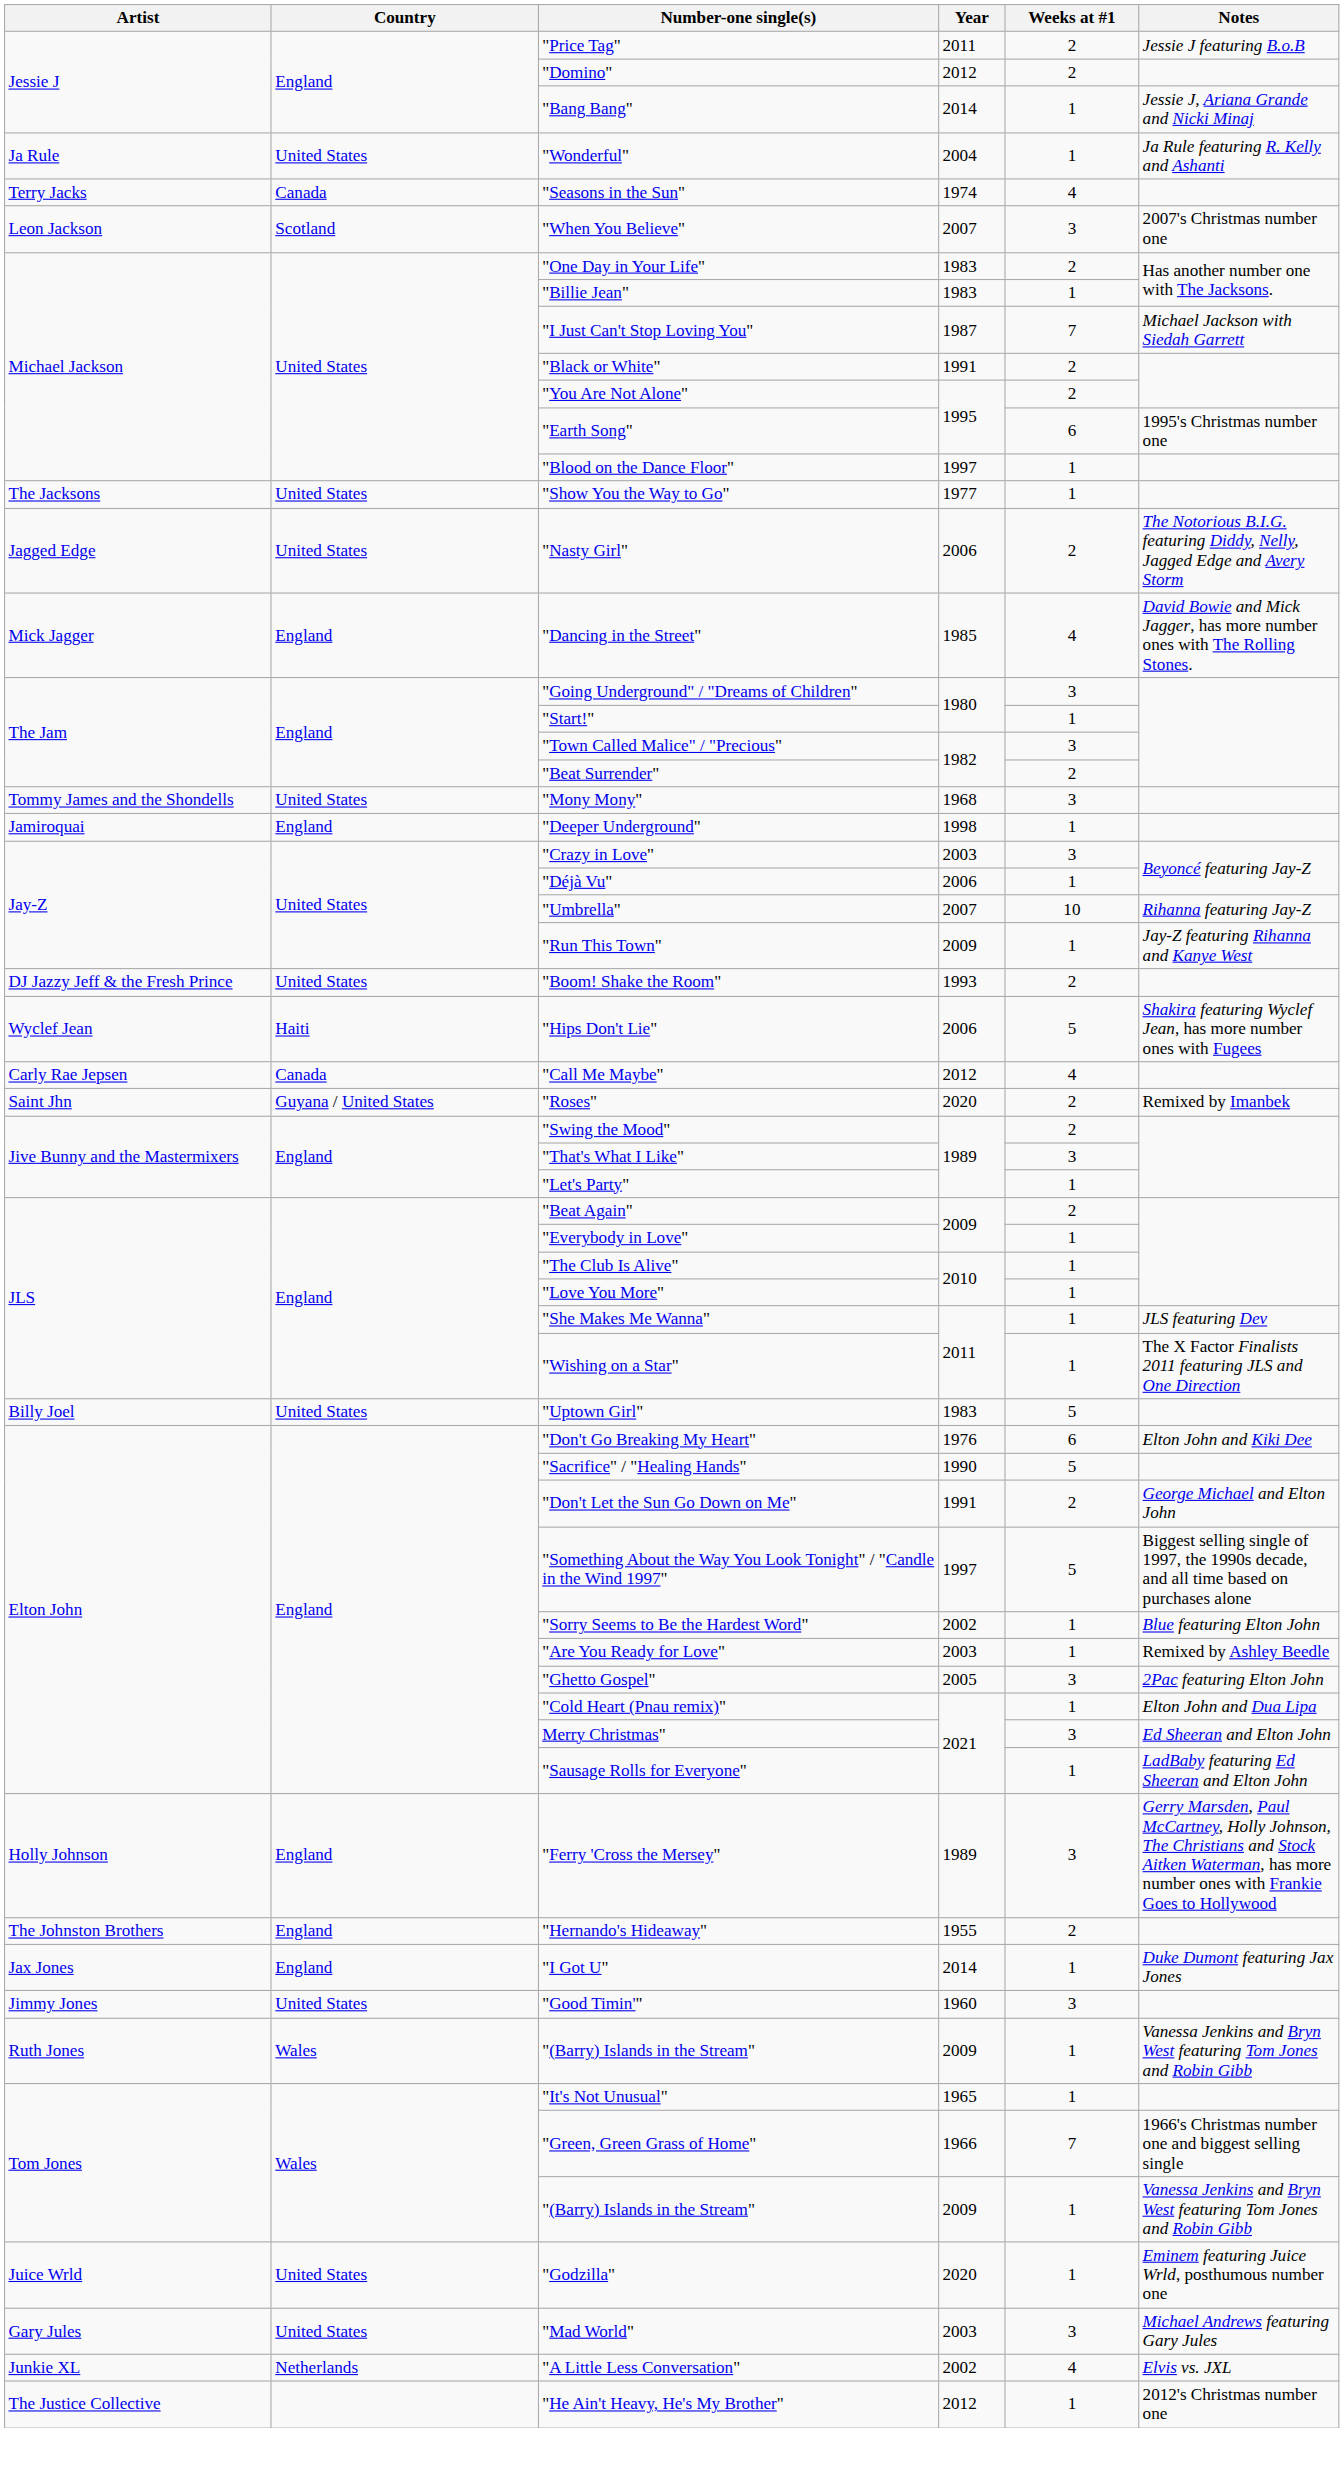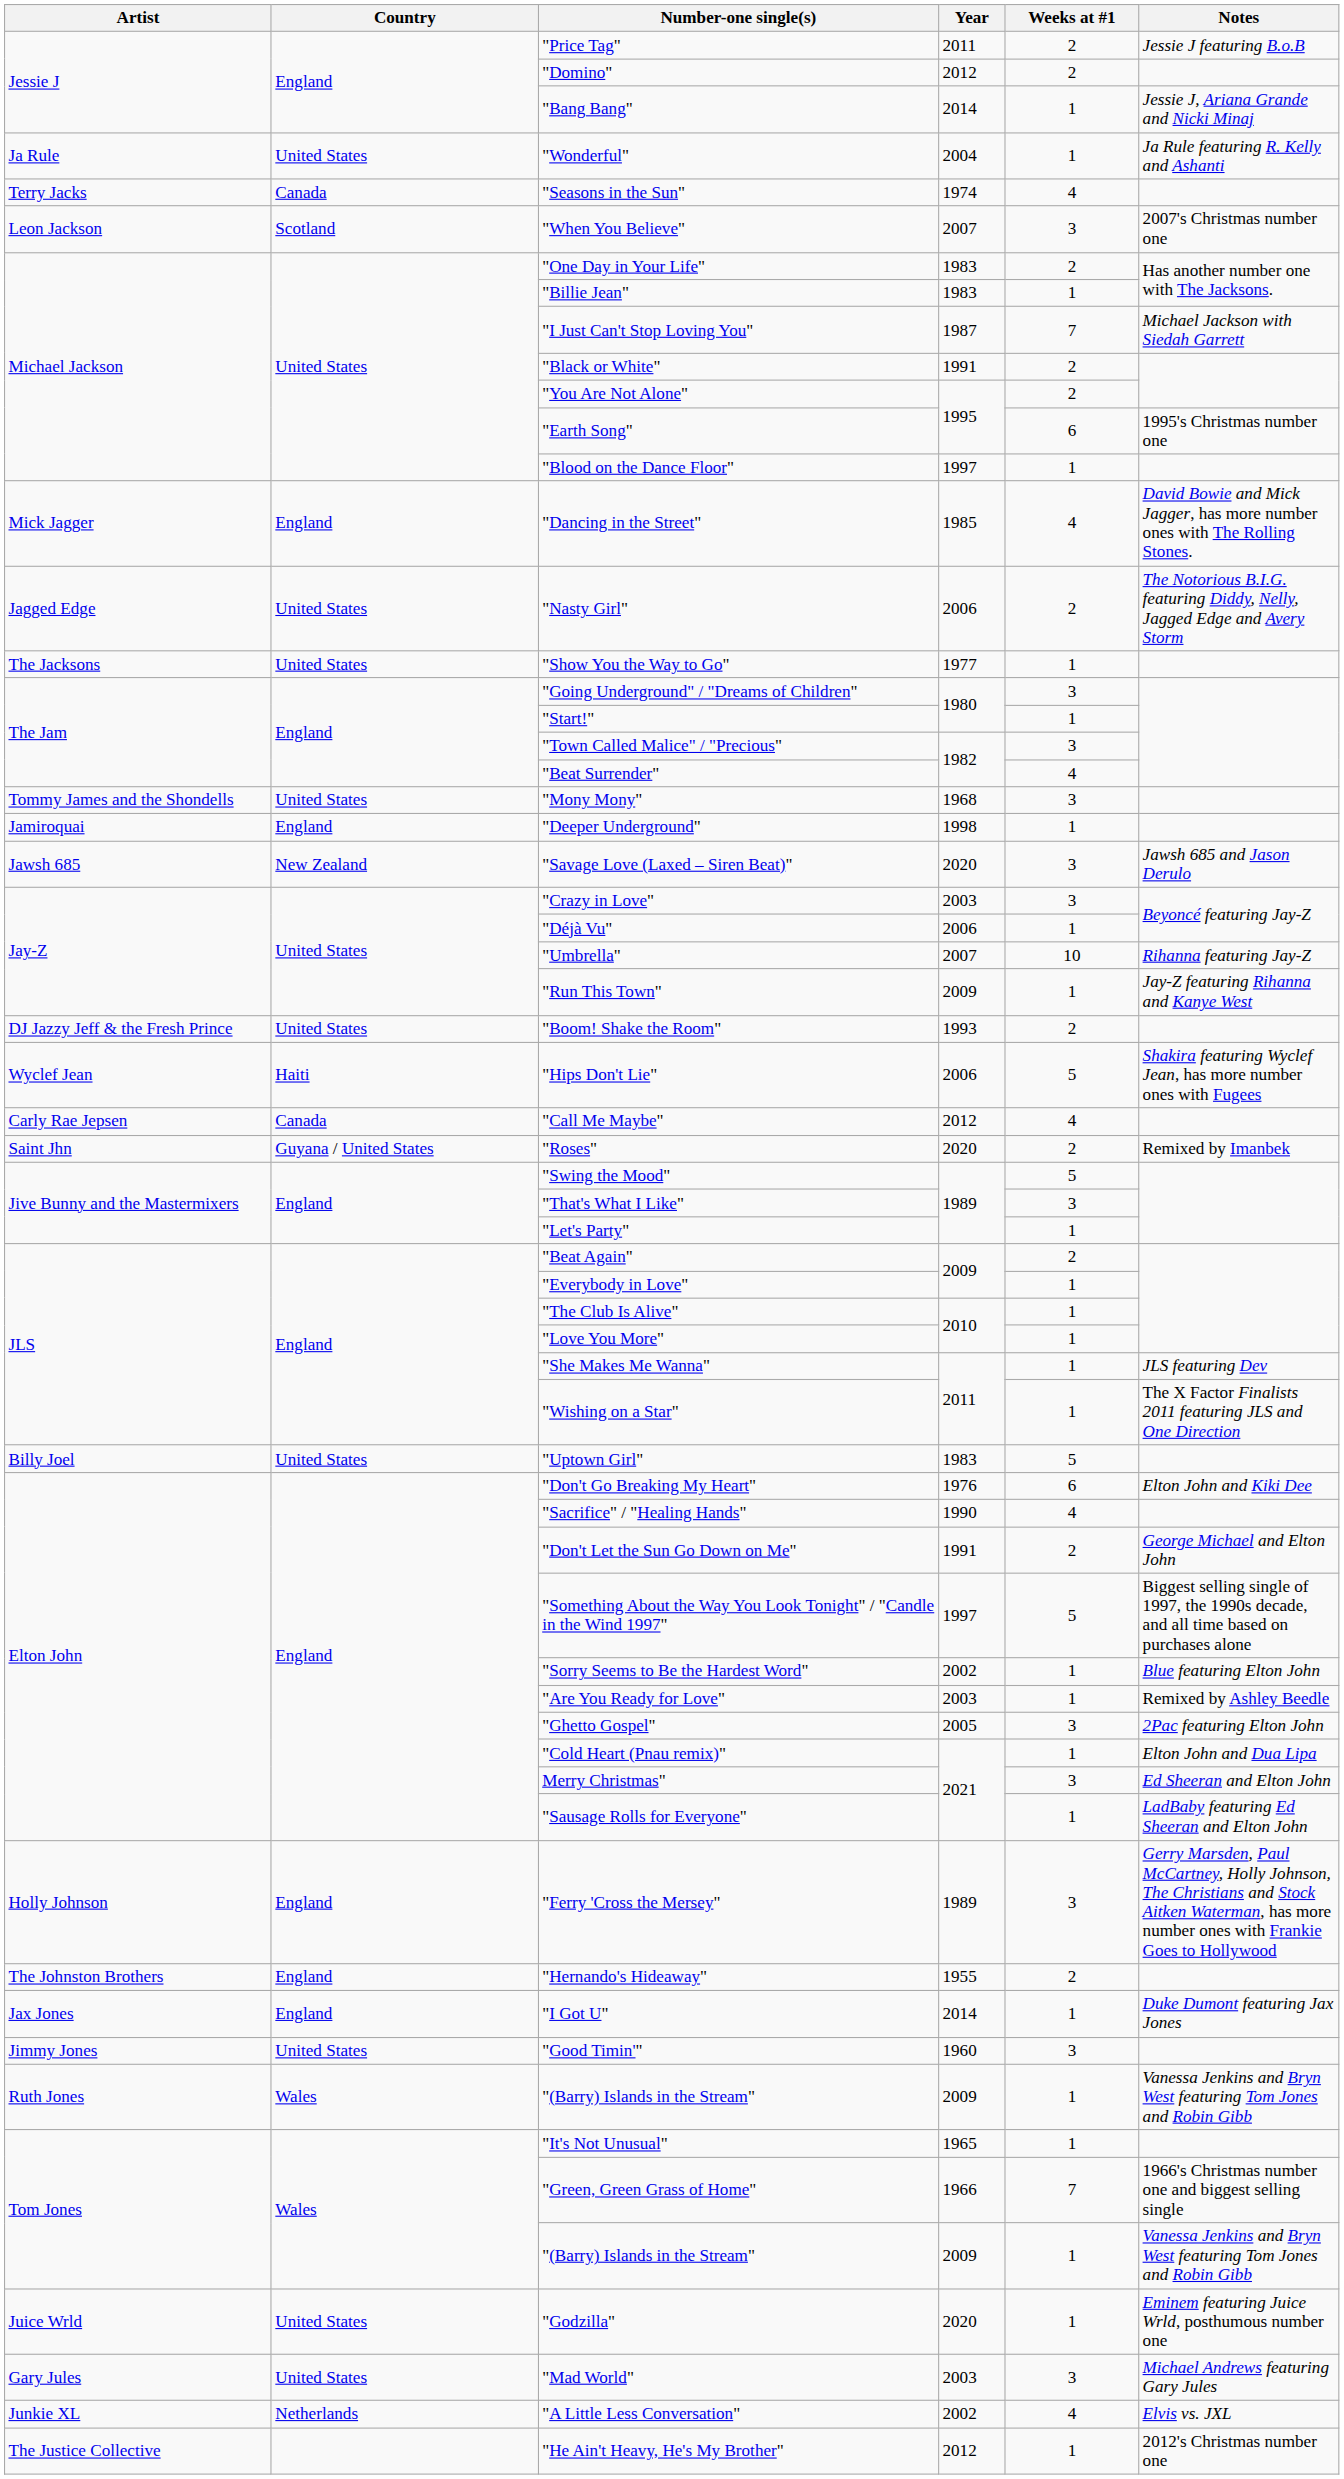rows swapped: (54, 494) <-> (51, 635)
(1072, 772) 2 -> (1072, 772) 4
+ row: (44, 864)
(1072, 1129) 2 -> (1072, 1175) 5
(1072, 1466) 5 -> (1072, 1512) 4
